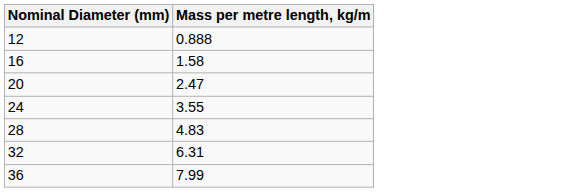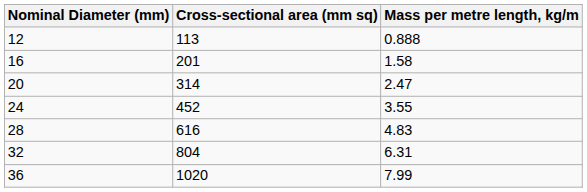+ column: (277, 15)
